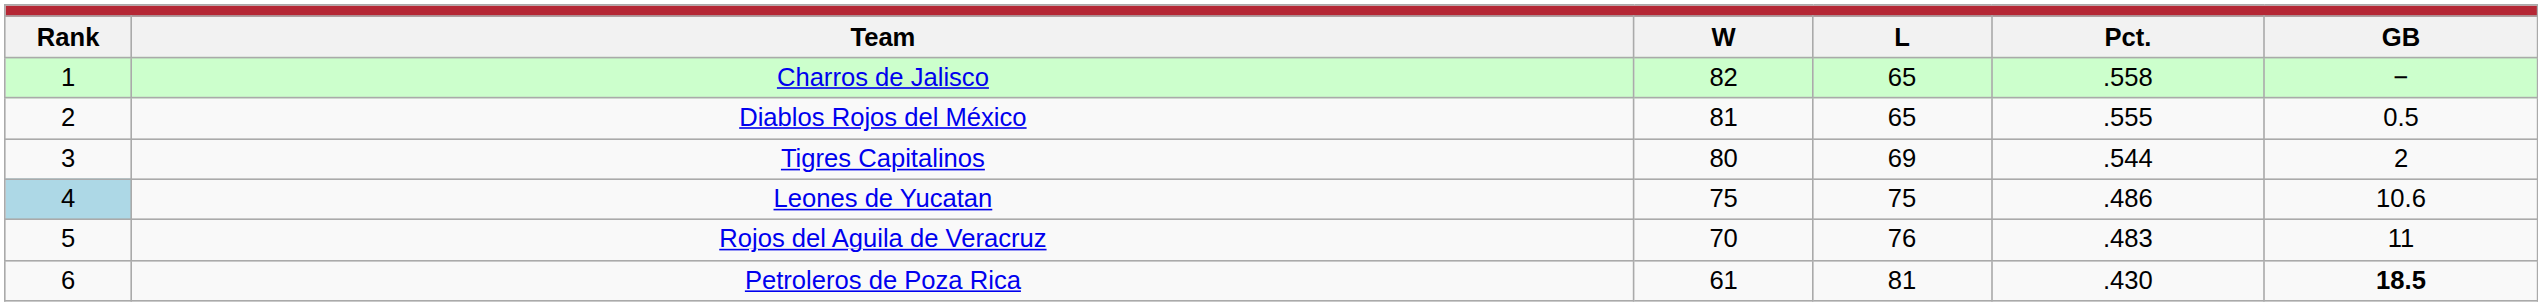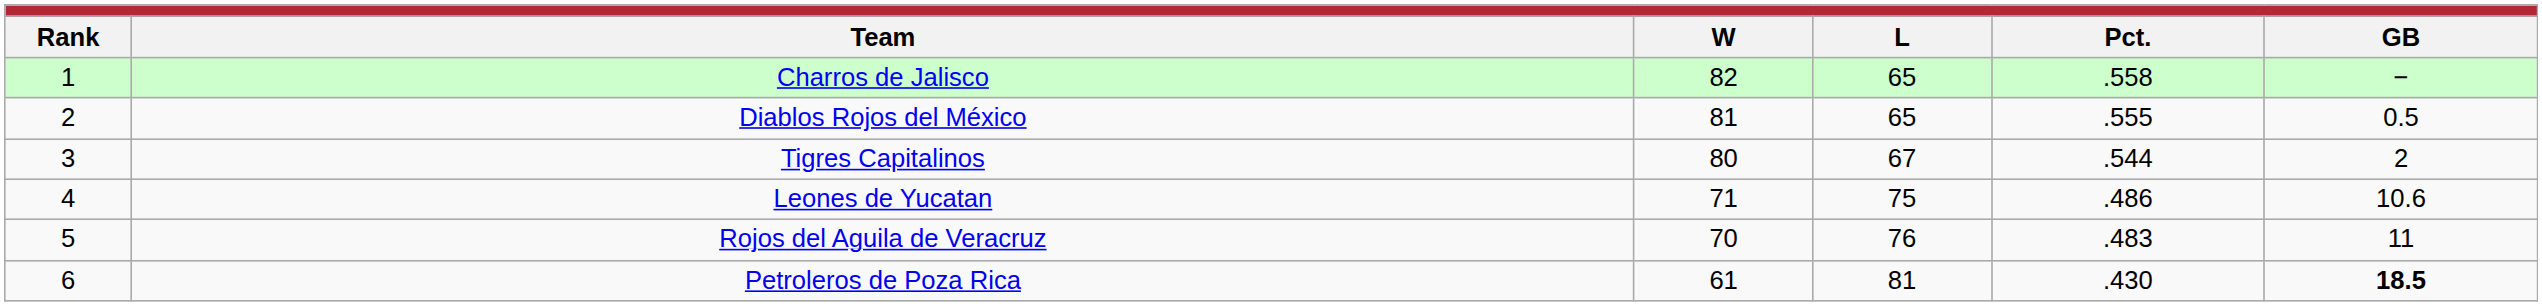(1902, 158) 69 -> (1902, 158) 67
(68, 199) lightblue background -> (68, 199) no background
(1724, 199) 75 -> (1724, 199) 71
